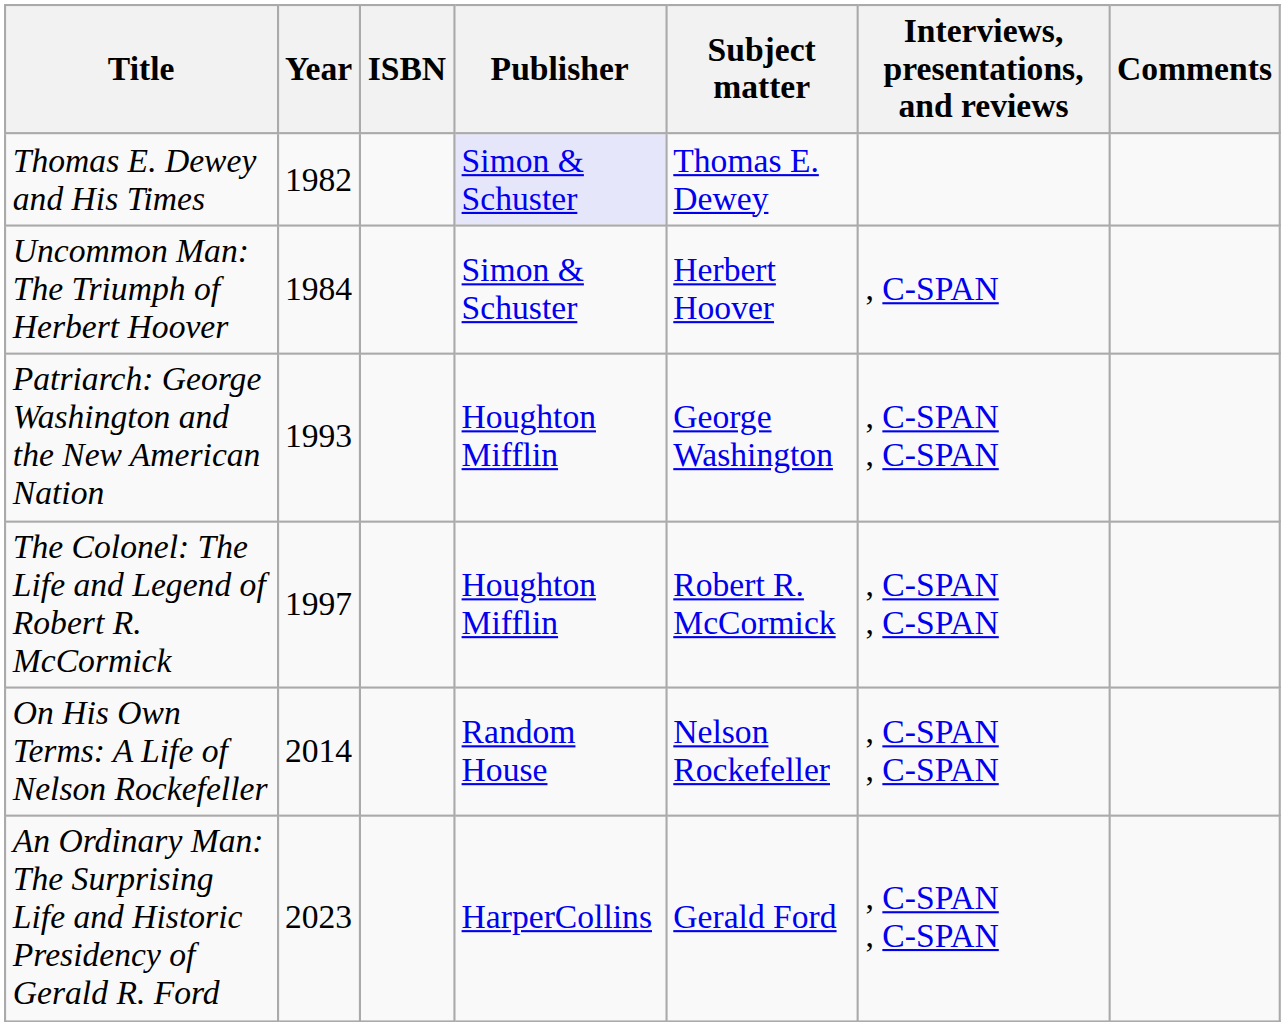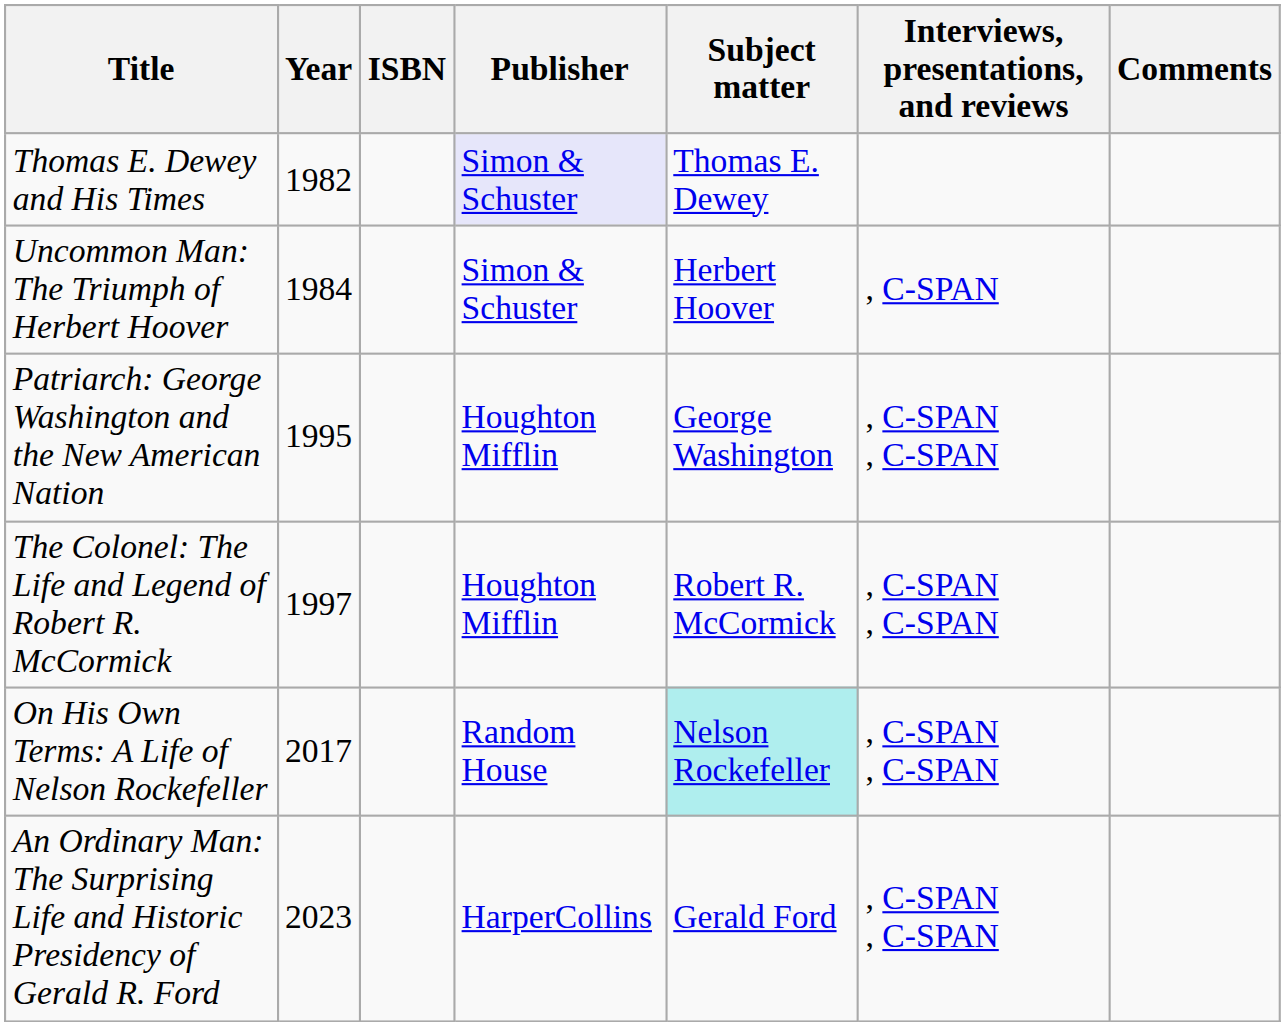(319, 436) 1993 -> (319, 436) 1995
(319, 751) 2014 -> (319, 751) 2017
(752, 751) no background -> (752, 751) paleturquoise background
